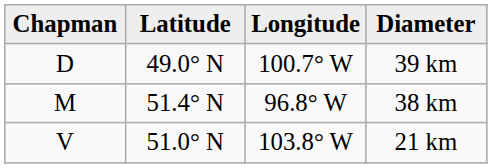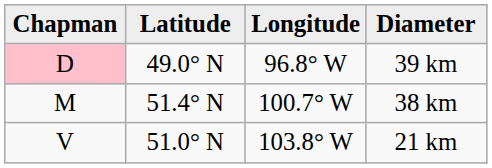(65, 63) no background -> (65, 63) pink background
(306, 63) 100.7° W -> (306, 63) 96.8° W
(306, 102) 96.8° W -> (306, 102) 100.7° W
